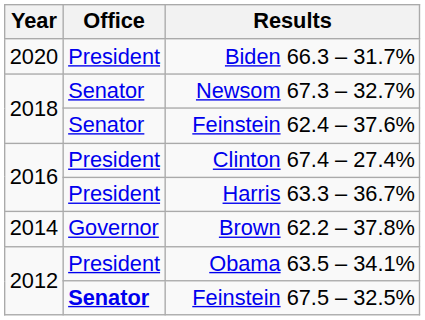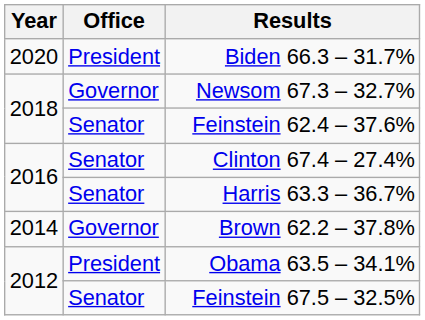(106, 90) Senator -> (113, 90) Governor
(114, 159) President -> (106, 159) Senator
(114, 194) President -> (106, 194) Senator
(109, 297) bold -> (106, 297) normal
